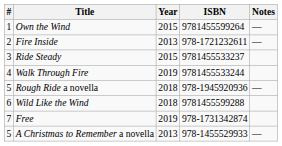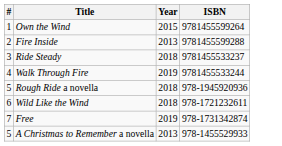- column: (263, 12)
(215, 42) 978-1721232611 -> (213, 42) 9781455599288
(168, 57) 2015 -> (168, 57) 2018
(213, 103) 9781455599288 -> (215, 103) 978-1721232611
